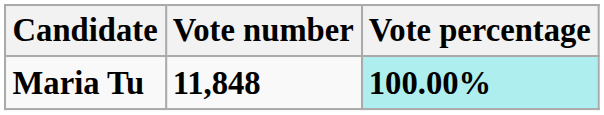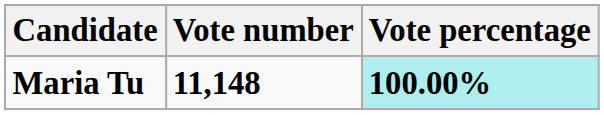(217, 82) 11,848 -> (217, 82) 11,148
